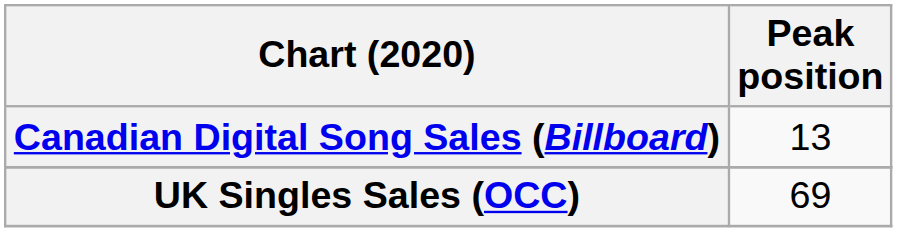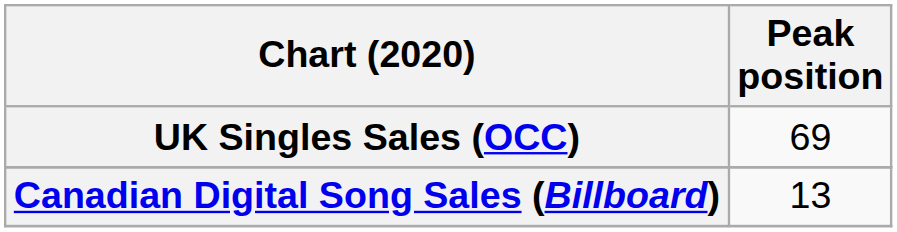rows swapped: (367, 136) <-> (367, 195)
